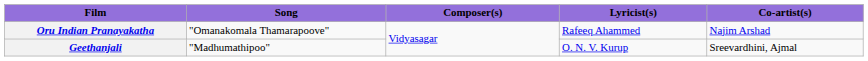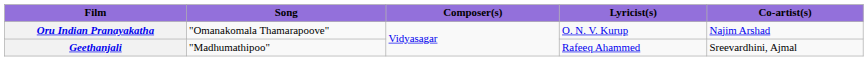(601, 30) Rafeeq Ahammed -> (595, 30) O. N. V. Kurup
(595, 47) O. N. V. Kurup -> (601, 47) Rafeeq Ahammed
